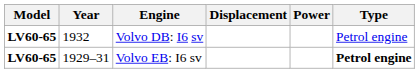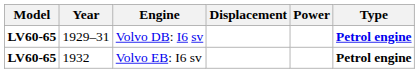(76, 36) 1932 -> (86, 36) 1929–31
(372, 36) normal -> (374, 36) bold
(86, 57) 1929–31 -> (76, 57) 1932
